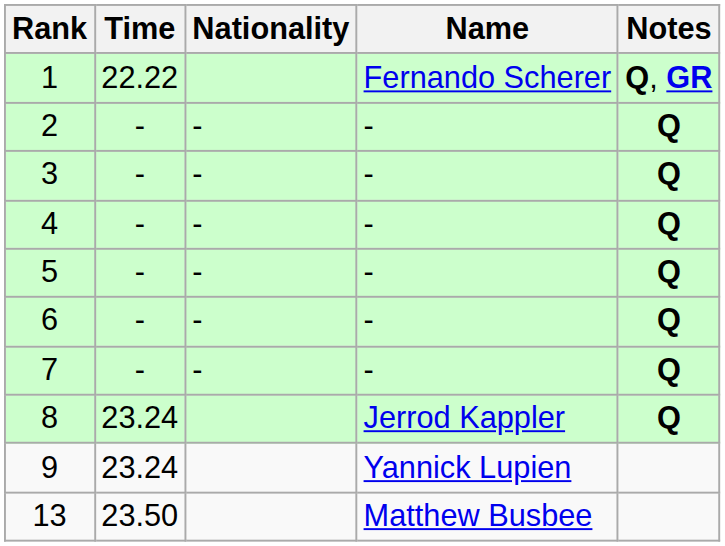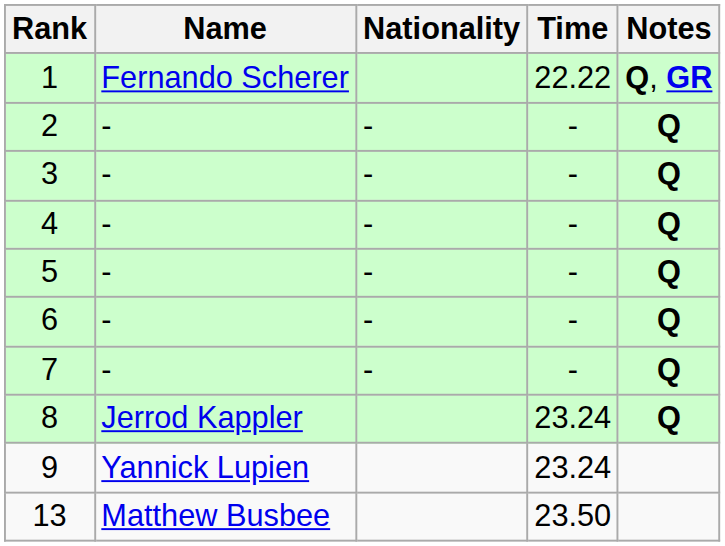columns swapped: (487, 28) <-> (140, 28)
